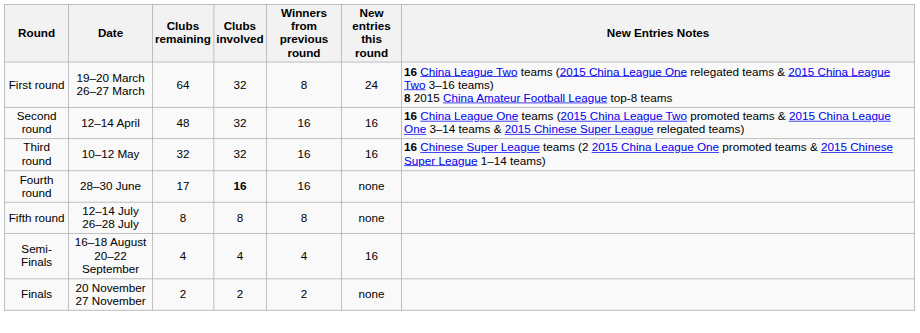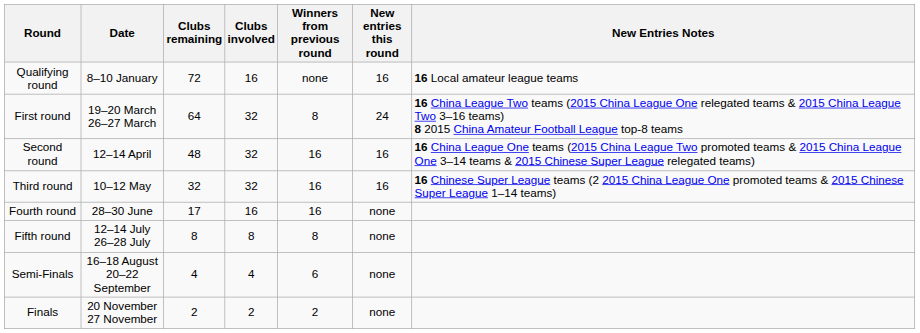+ row: (43, 78)
(240, 186) bold -> (251, 211) normal
(304, 256) 4 -> (315, 274) 6
(372, 256) 16 -> (382, 274) none
